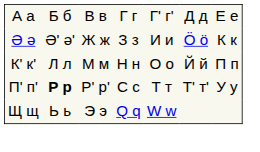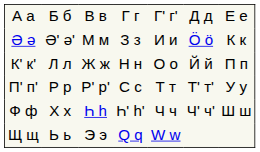(96, 40) Ж ж -> (96, 40) М м
(96, 64) М м -> (96, 64) Ж ж
(60, 87) bold -> (60, 87) normal
+ row: (23, 111)
